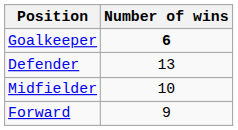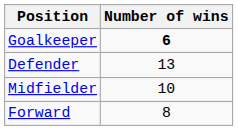(166, 113) 9 -> (166, 113) 8
